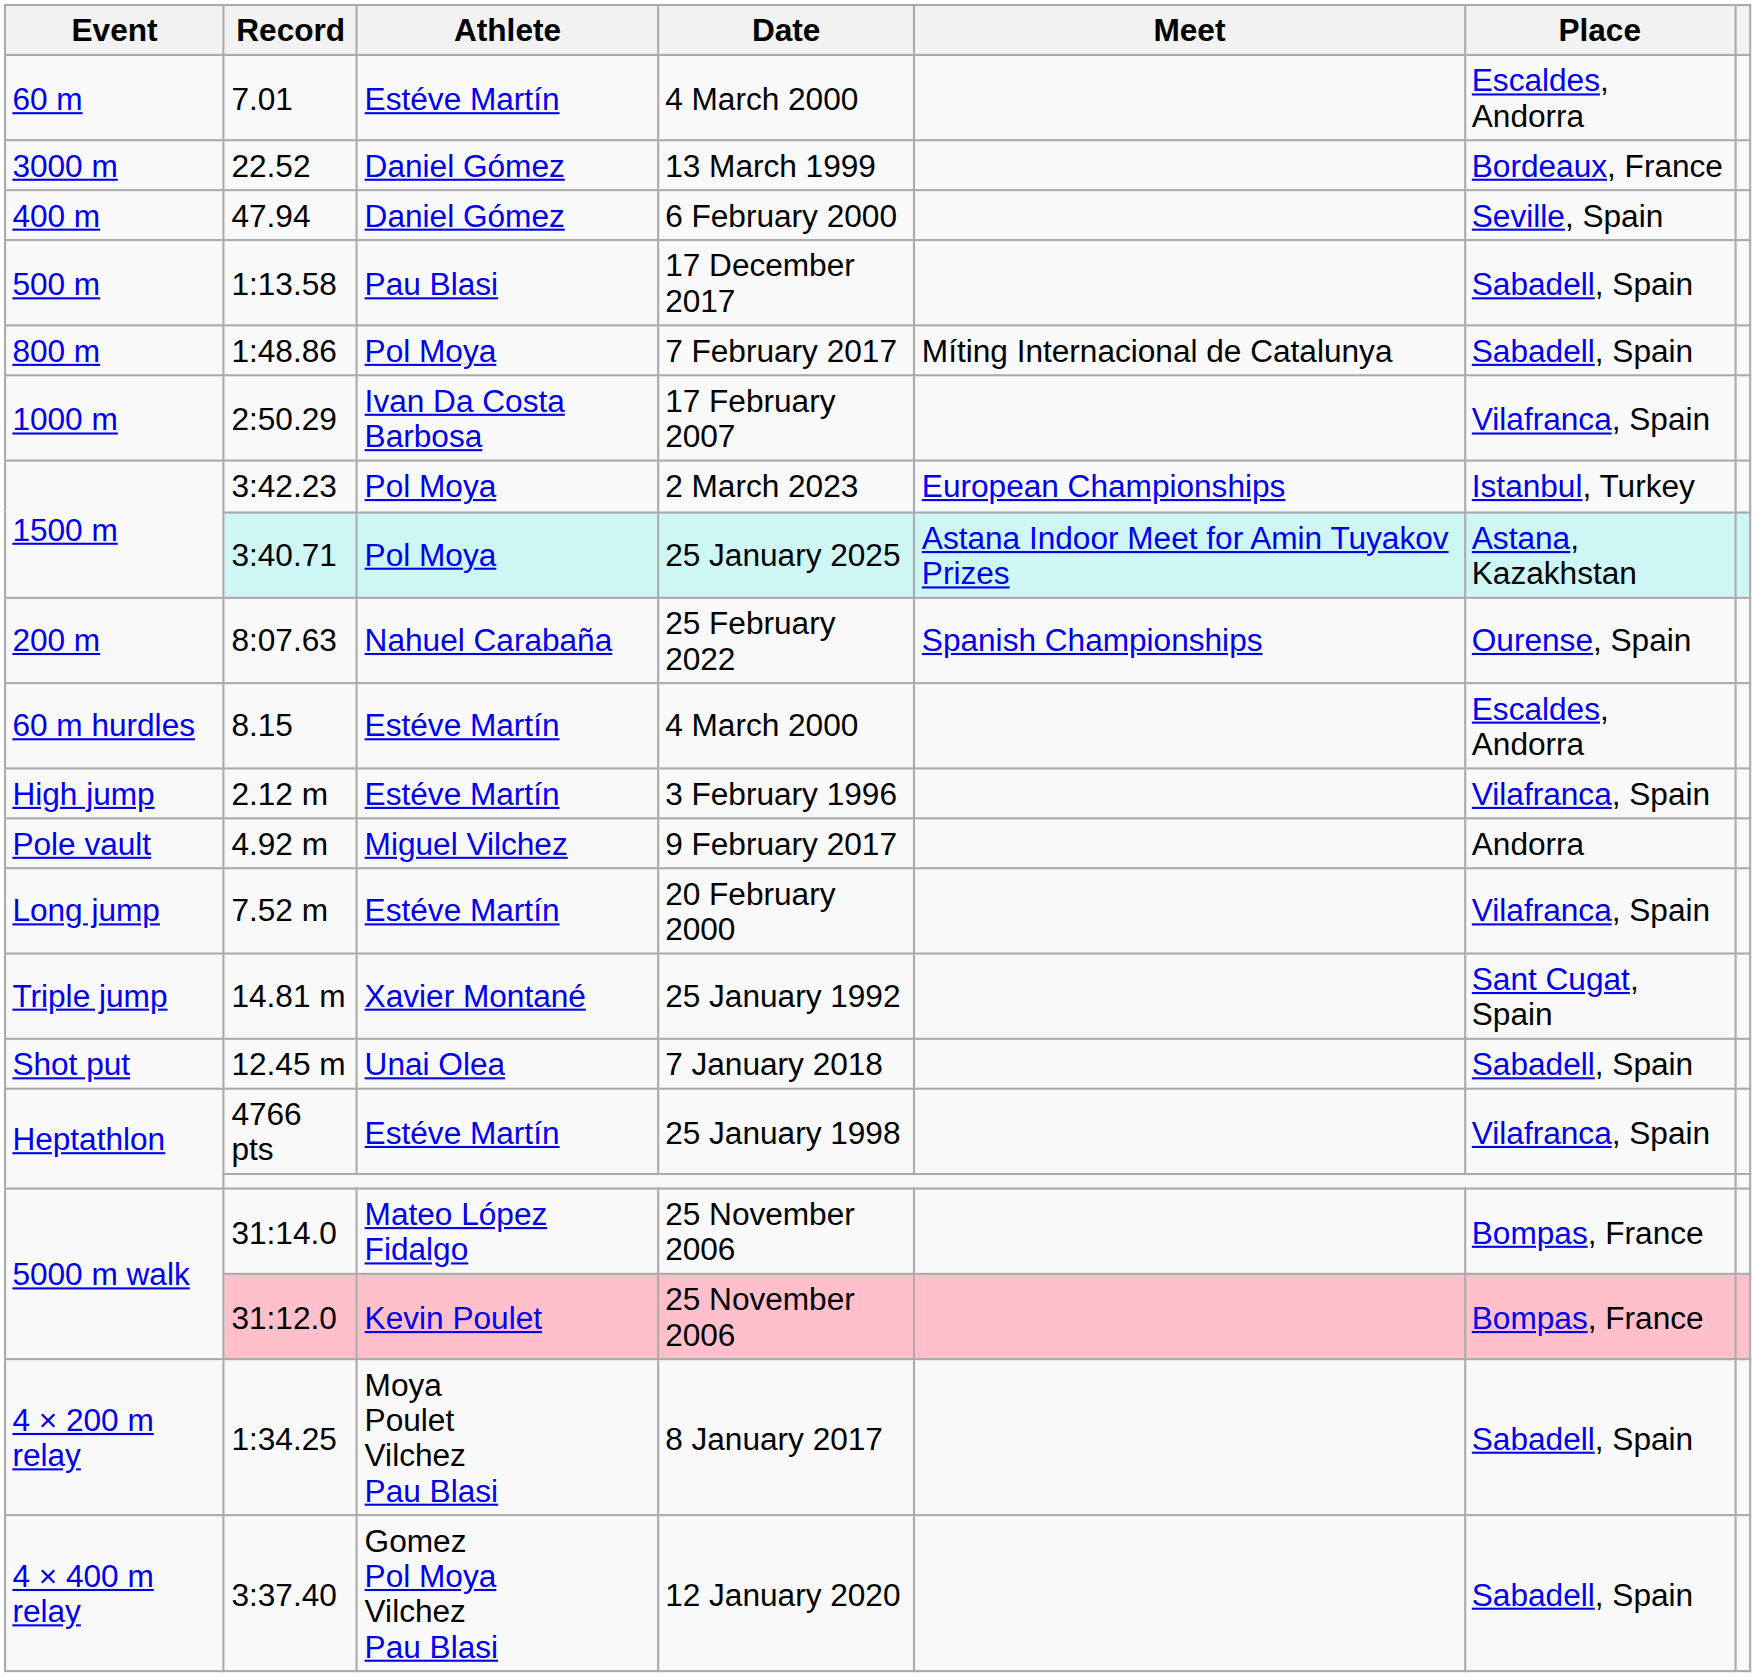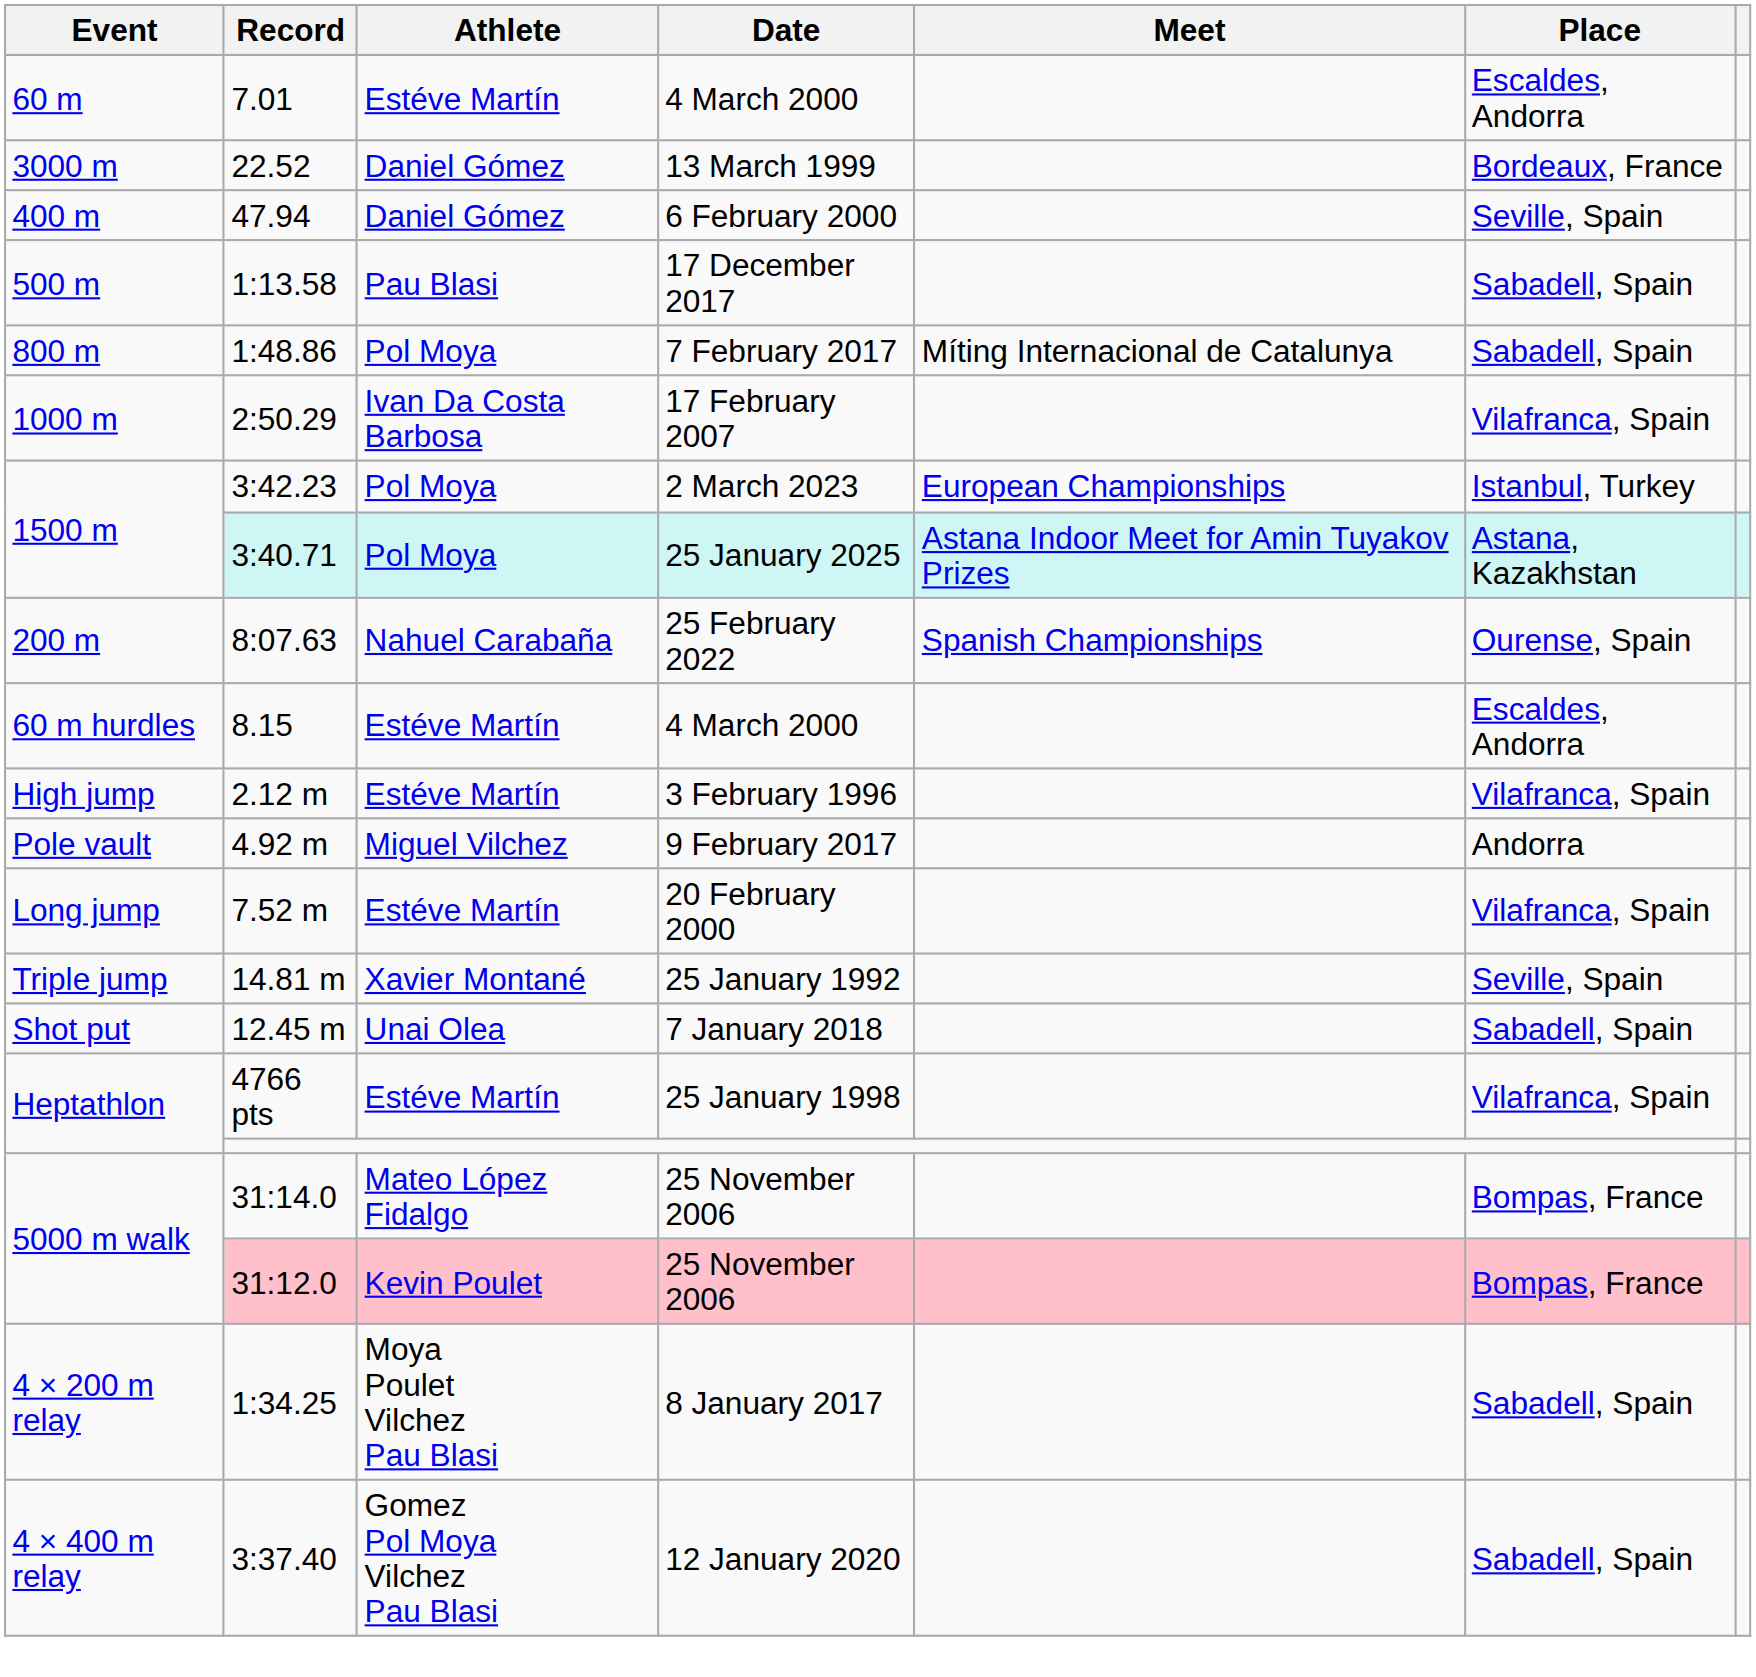(1555, 996) Sant Cugat, Spain -> (1568, 978) Seville, Spain
